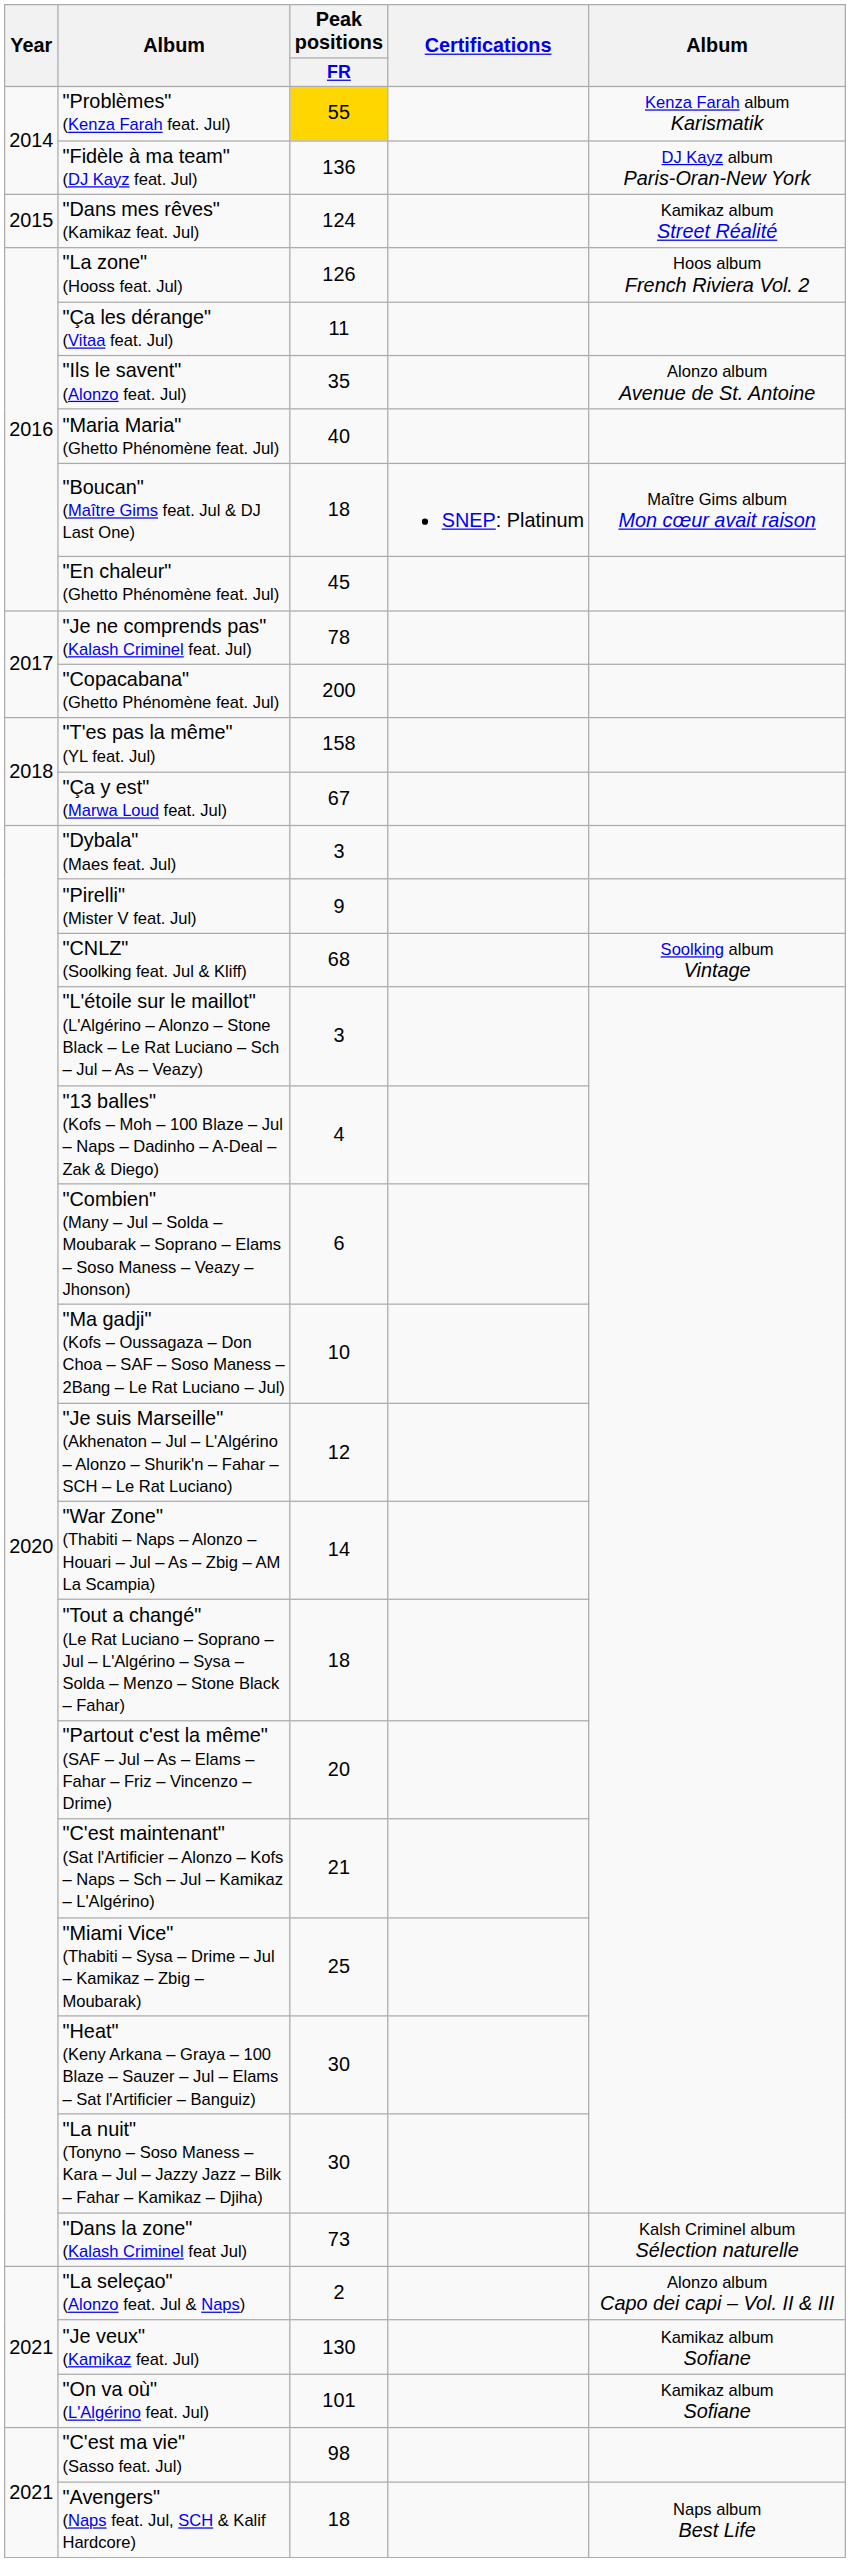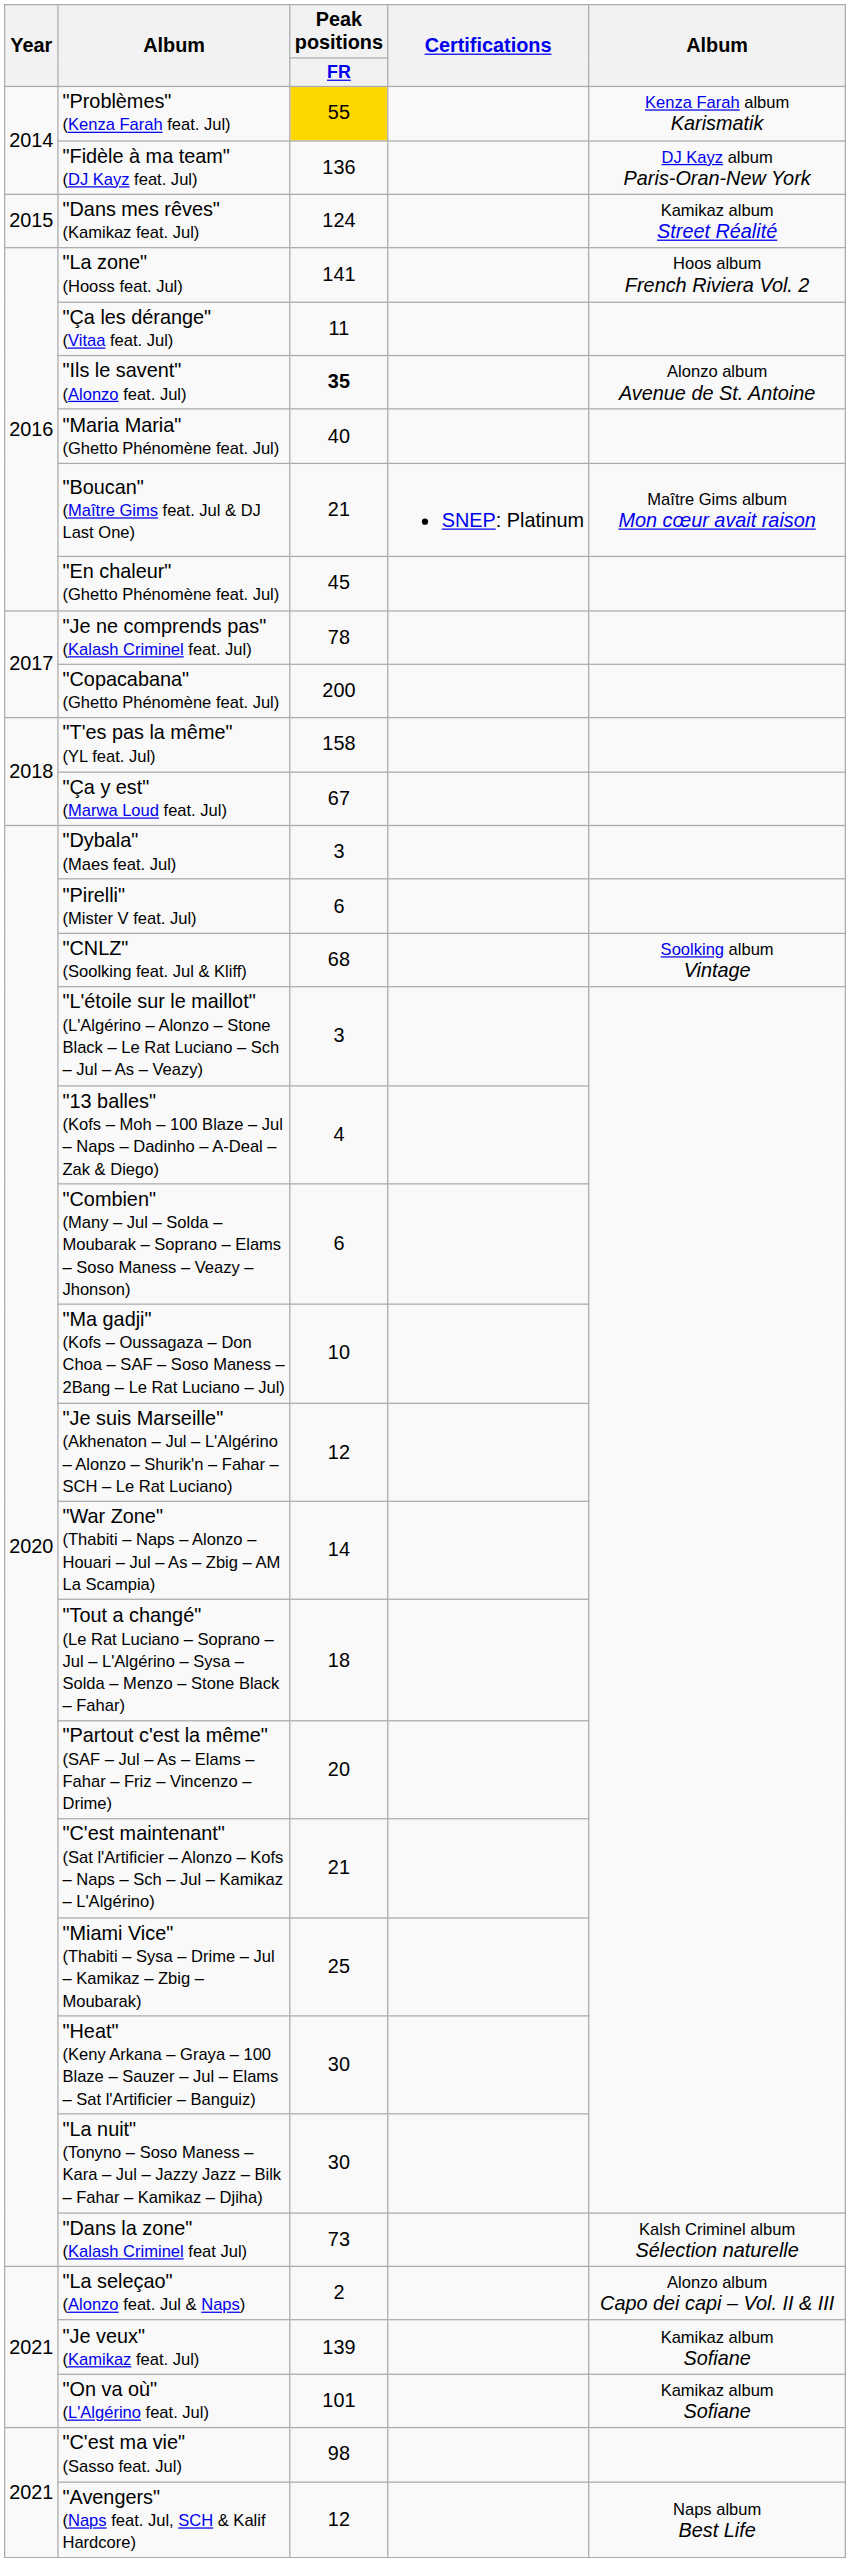(339, 274) 126 -> (339, 274) 141
(339, 382) normal -> (339, 382) bold
(339, 509) 18 -> (339, 509) 21
(339, 906) 9 -> (339, 906) 6
(339, 2346) 130 -> (339, 2346) 139
(339, 2519) 18 -> (339, 2519) 12
